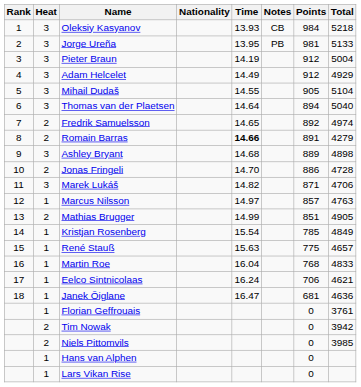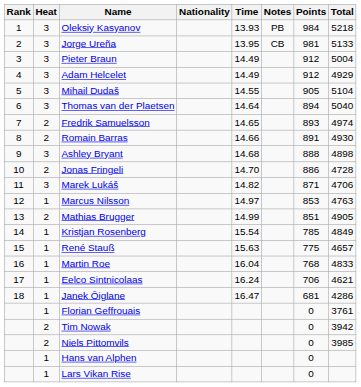(278, 28) CB -> (278, 28) PB
(278, 43) PB -> (278, 43) CB
(247, 59) 14.19 -> (247, 59) 14.49
(311, 122) 892 -> (311, 122) 893
(247, 138) bold -> (247, 138) normal
(342, 138) 4279 -> (342, 138) 4930
(311, 153) 889 -> (311, 153) 888
(311, 201) 857 -> (311, 201) 853
(342, 295) 4636 -> (342, 295) 4286
